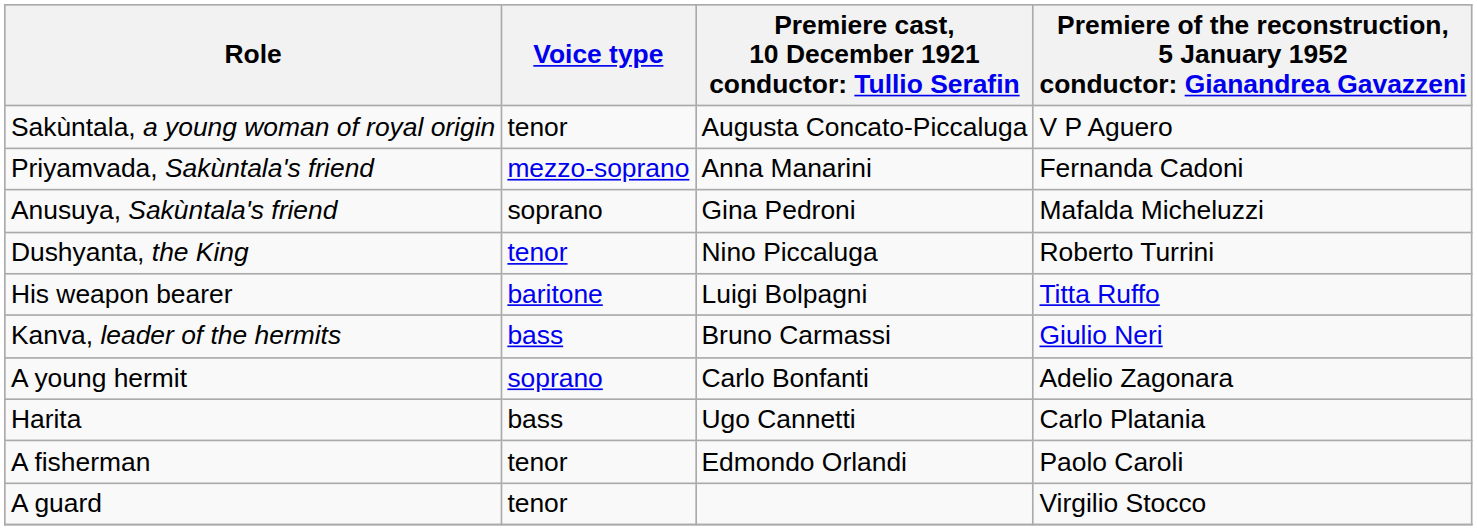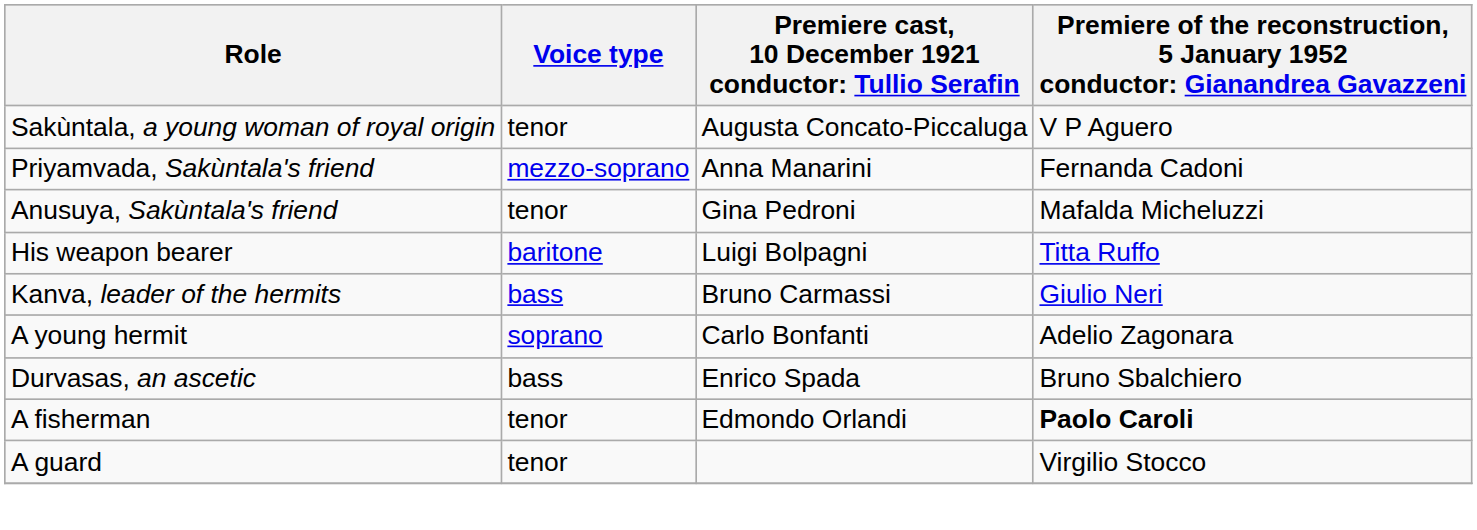(555, 210) soprano -> (537, 210) tenor
- row: (130, 252)
+ row: (133, 377)
- row: (46, 419)
(1111, 461) normal -> (1116, 419) bold
